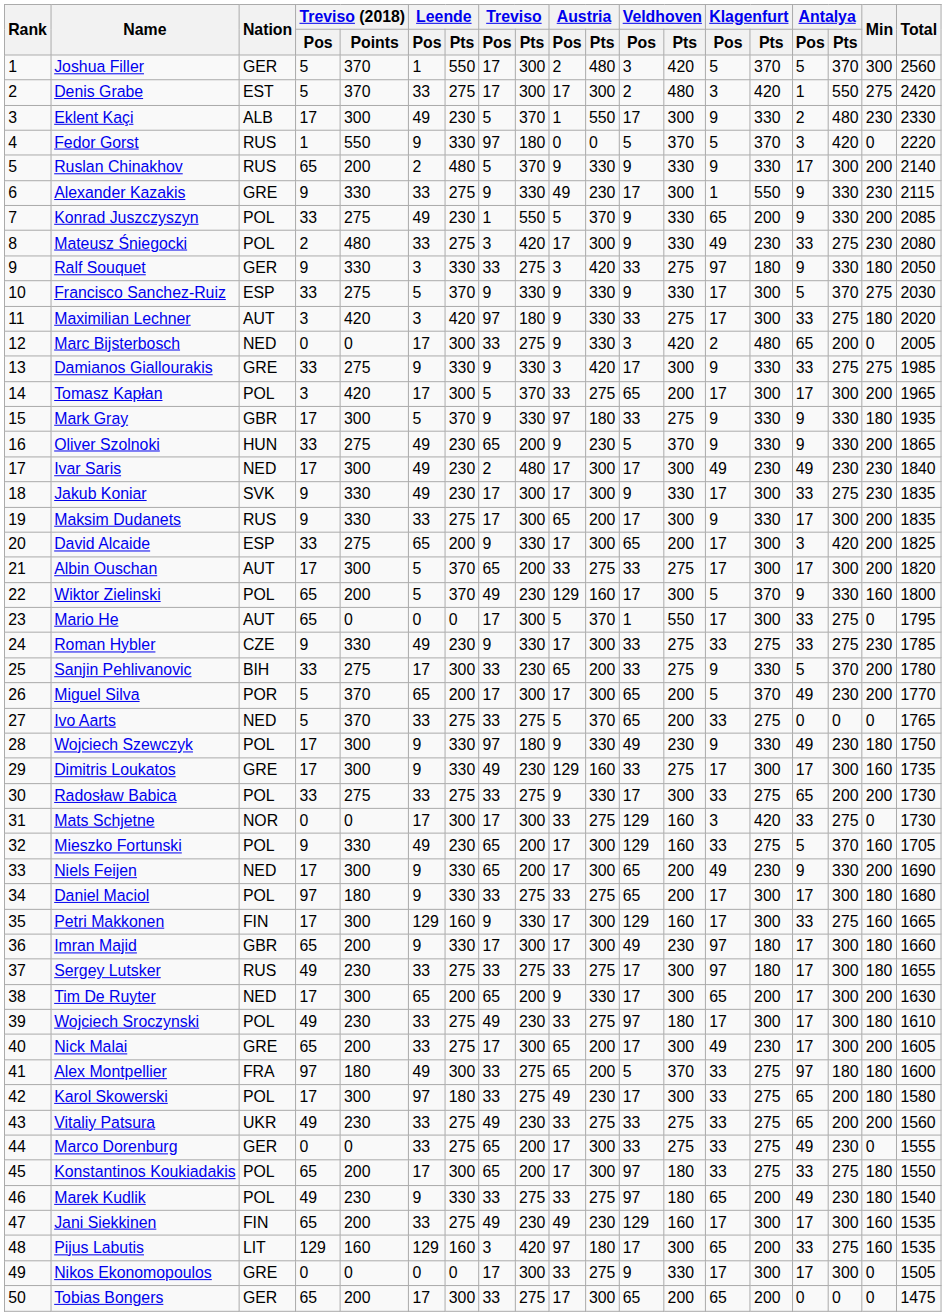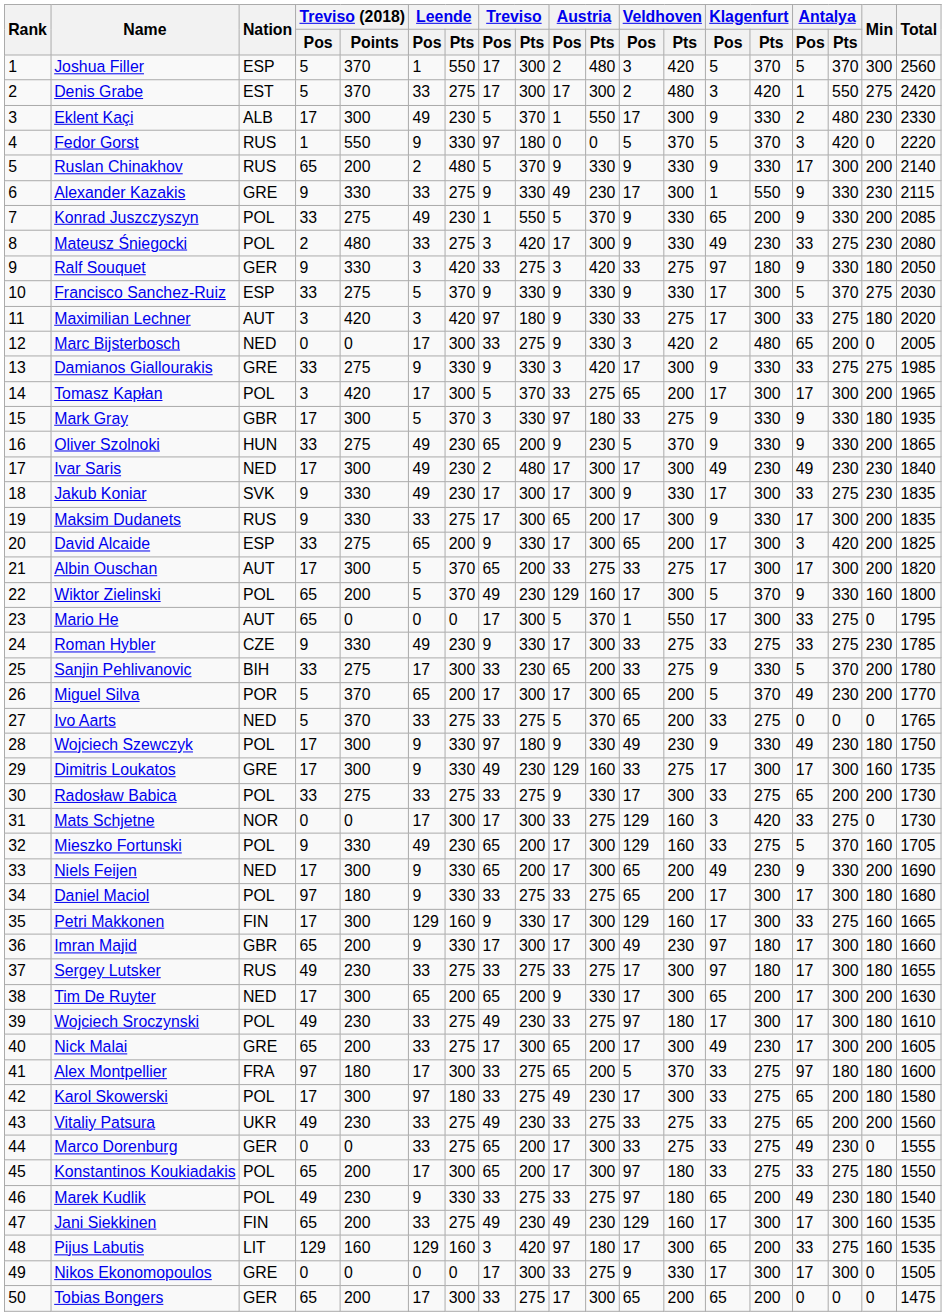(260, 67) GER -> (259, 67) ESP
(462, 268) 330 -> (462, 268) 420
(487, 419) 9 -> (487, 419) 3
(421, 1072) 49 -> (421, 1072) 17
